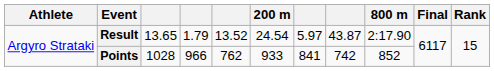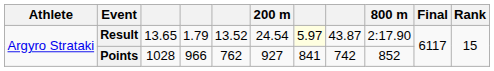(310, 36) no background -> (310, 36) lightyellow background
(272, 57) 933 -> (272, 57) 927
